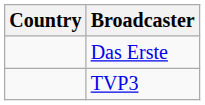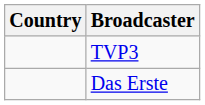rows swapped: (129, 52) <-> (115, 83)
